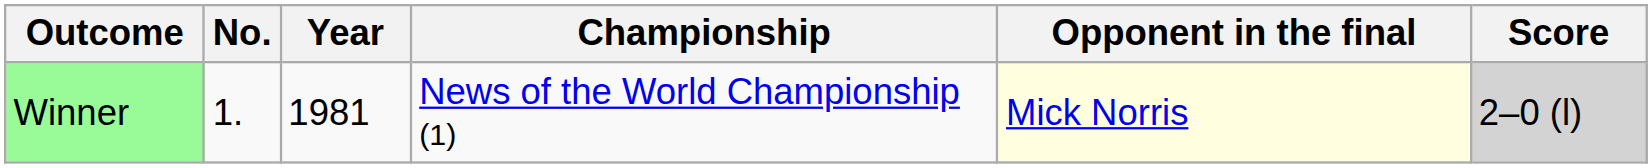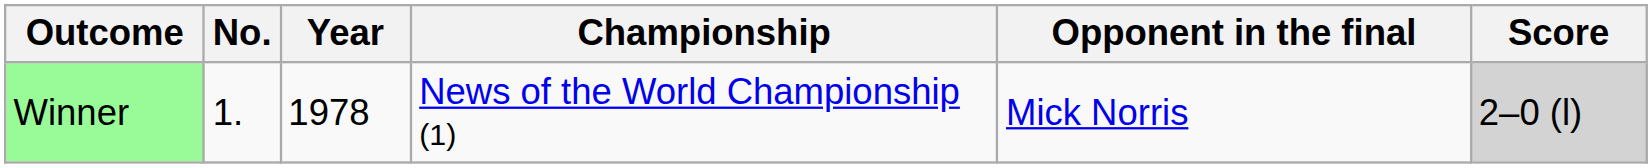(329, 111) 1981 -> (329, 111) 1978
(1097, 111) lightyellow background -> (1097, 111) no background
